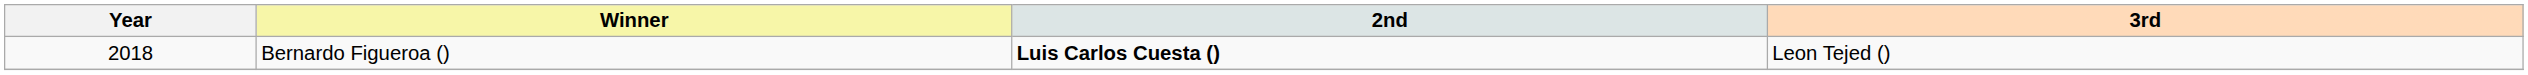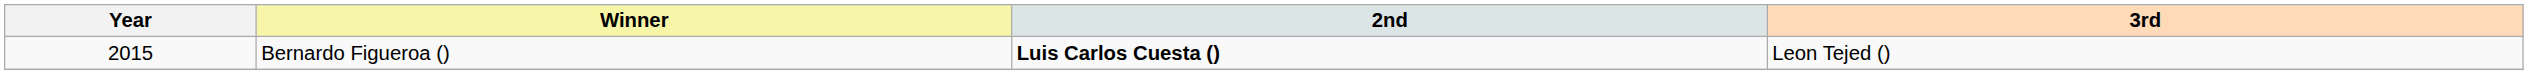(131, 52) 2018 -> (131, 52) 2015
